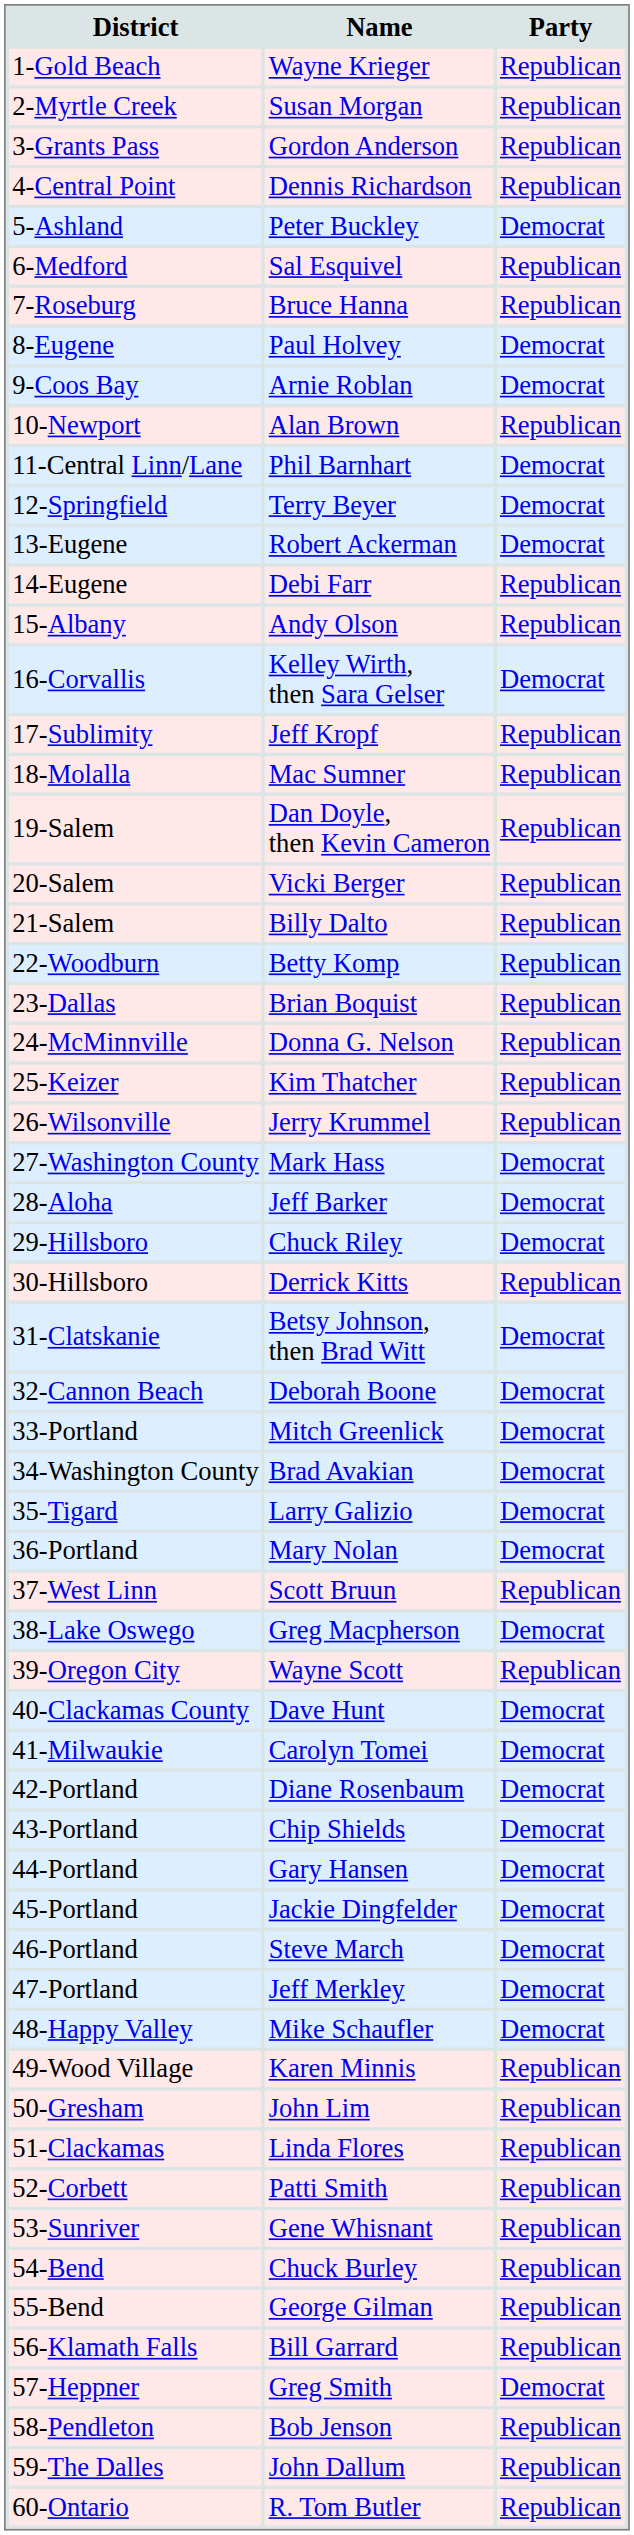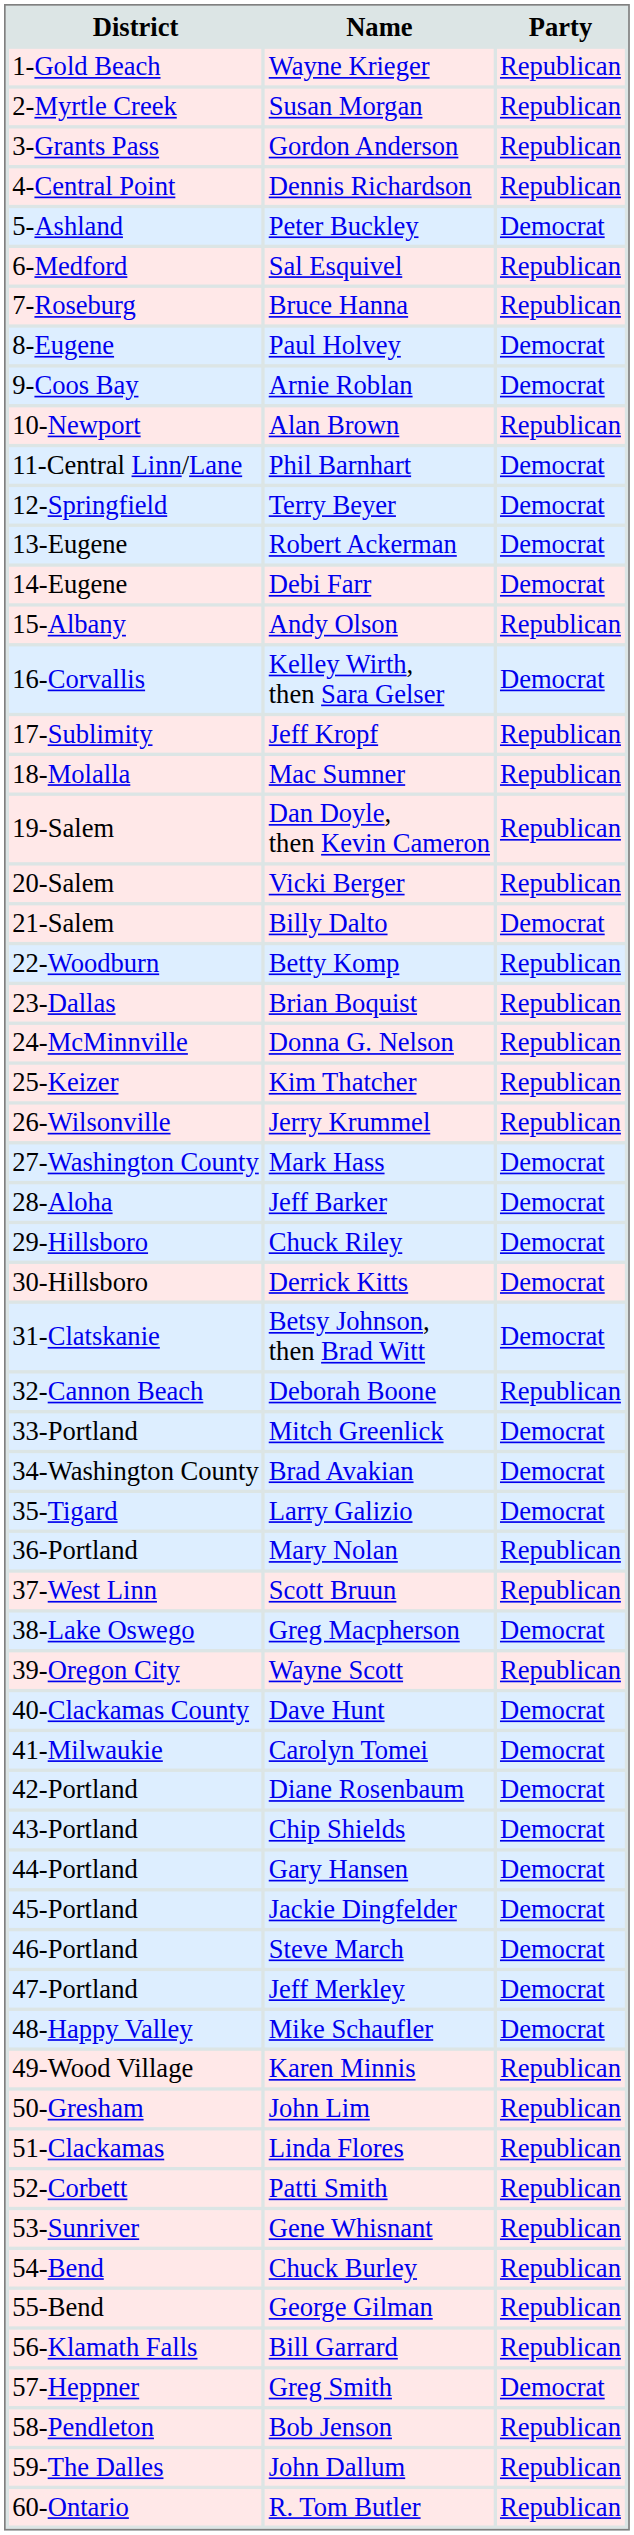(560, 584) Republican -> (552, 584) Democrat
(560, 923) Republican -> (552, 923) Democrat
(560, 1281) Republican -> (552, 1281) Democrat
(552, 1391) Democrat -> (560, 1391) Republican
(552, 1550) Democrat -> (560, 1550) Republican
